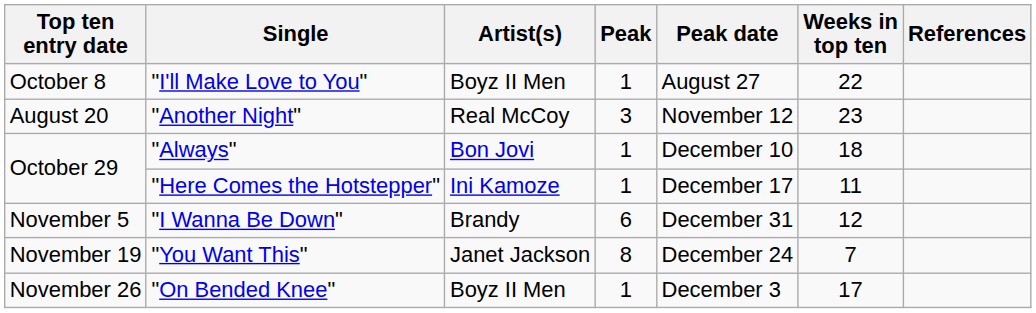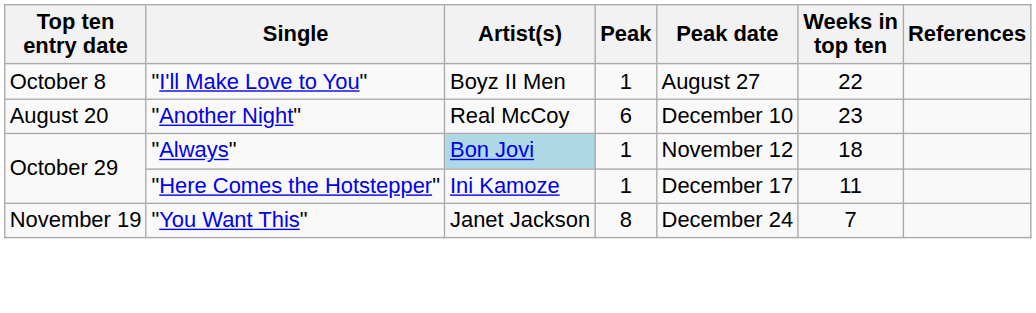(626, 116) 3 -> (626, 116) 6
(727, 116) November 12 -> (727, 116) December 10
(492, 150) no background -> (492, 150) lightblue background
(727, 150) December 10 -> (727, 150) November 12
- row: (247, 220)
- row: (243, 289)
